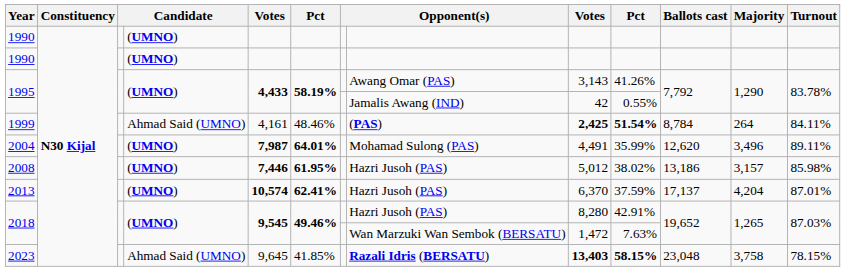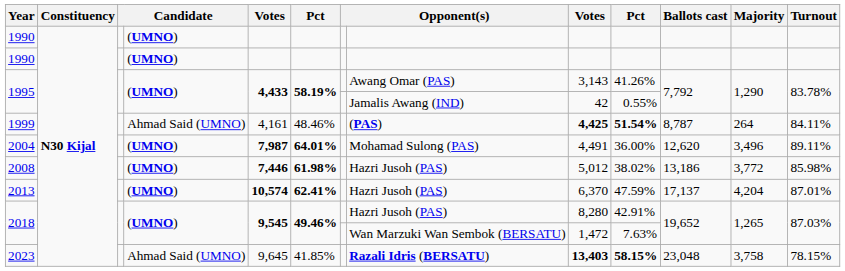(593, 124) 2,425 -> (593, 124) 4,425
(678, 124) 8,784 -> (678, 124) 8,787
(635, 146) 35.99% -> (635, 146) 36.00%
(315, 168) 61.95% -> (315, 168) 61.98%
(748, 168) 3,157 -> (748, 168) 3,772
(635, 189) 37.59% -> (635, 189) 47.59%
